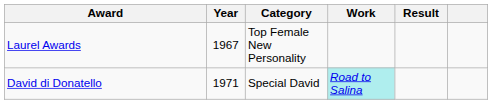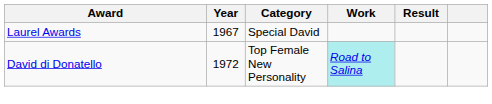(278, 45) Top Female New Personality -> (284, 32) Special David
(226, 83) 1971 -> (226, 63) 1972
(284, 83) Special David -> (278, 63) Top Female New Personality
